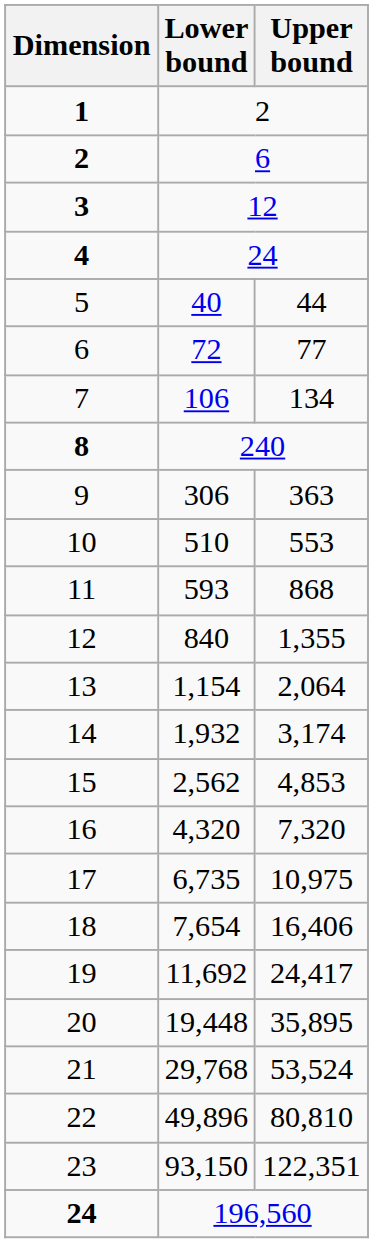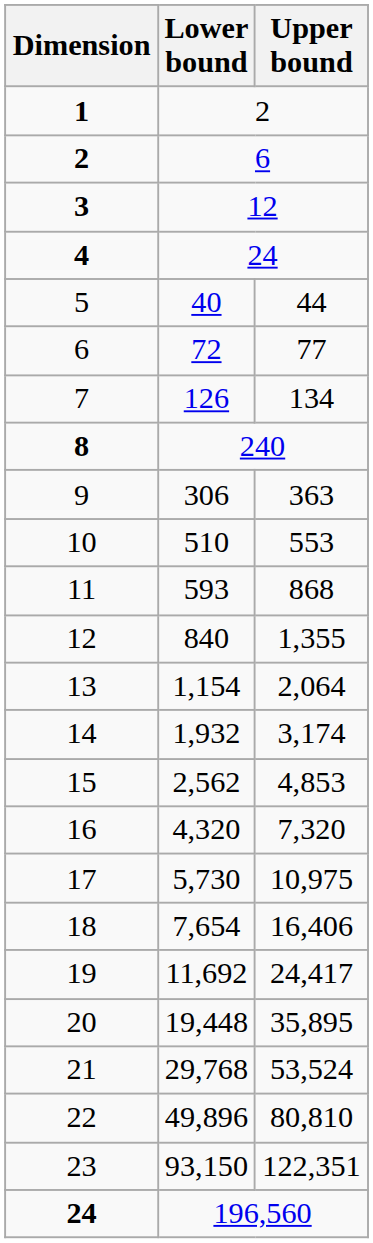(206, 398) 106 -> (206, 398) 126
(206, 877) 6,735 -> (206, 877) 5,730
